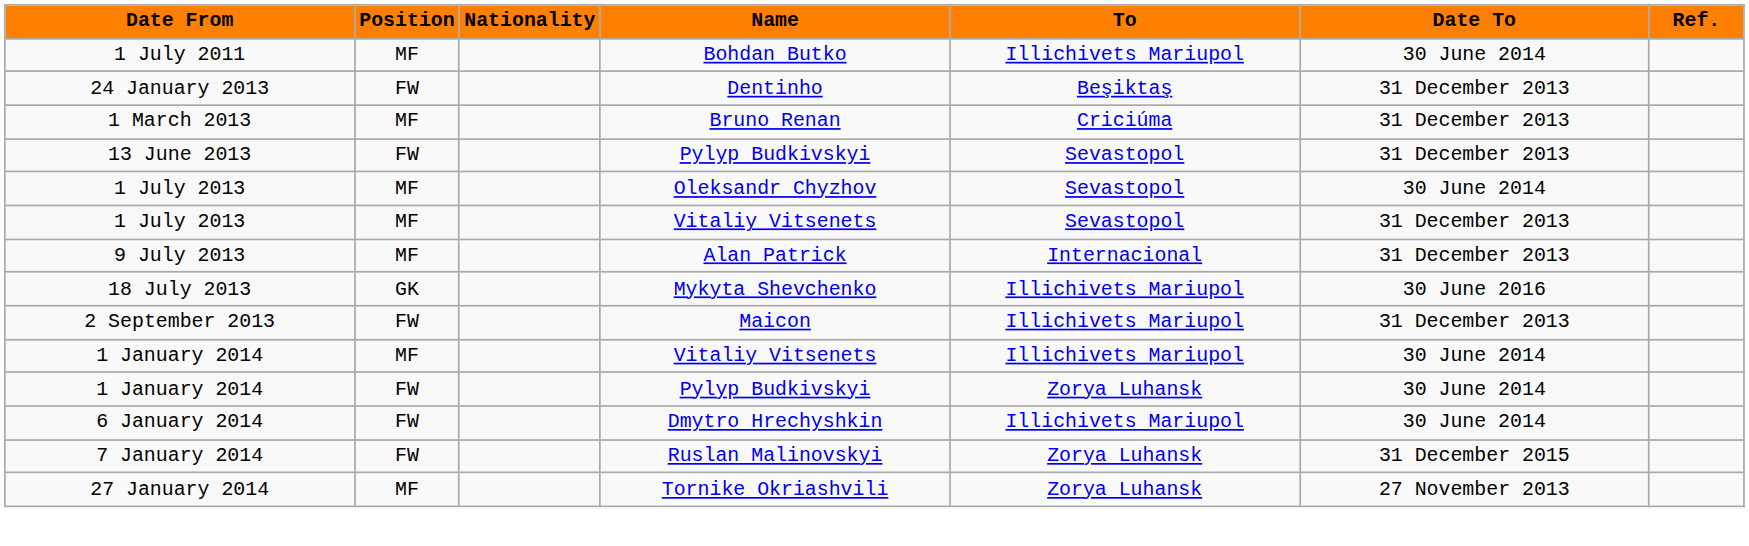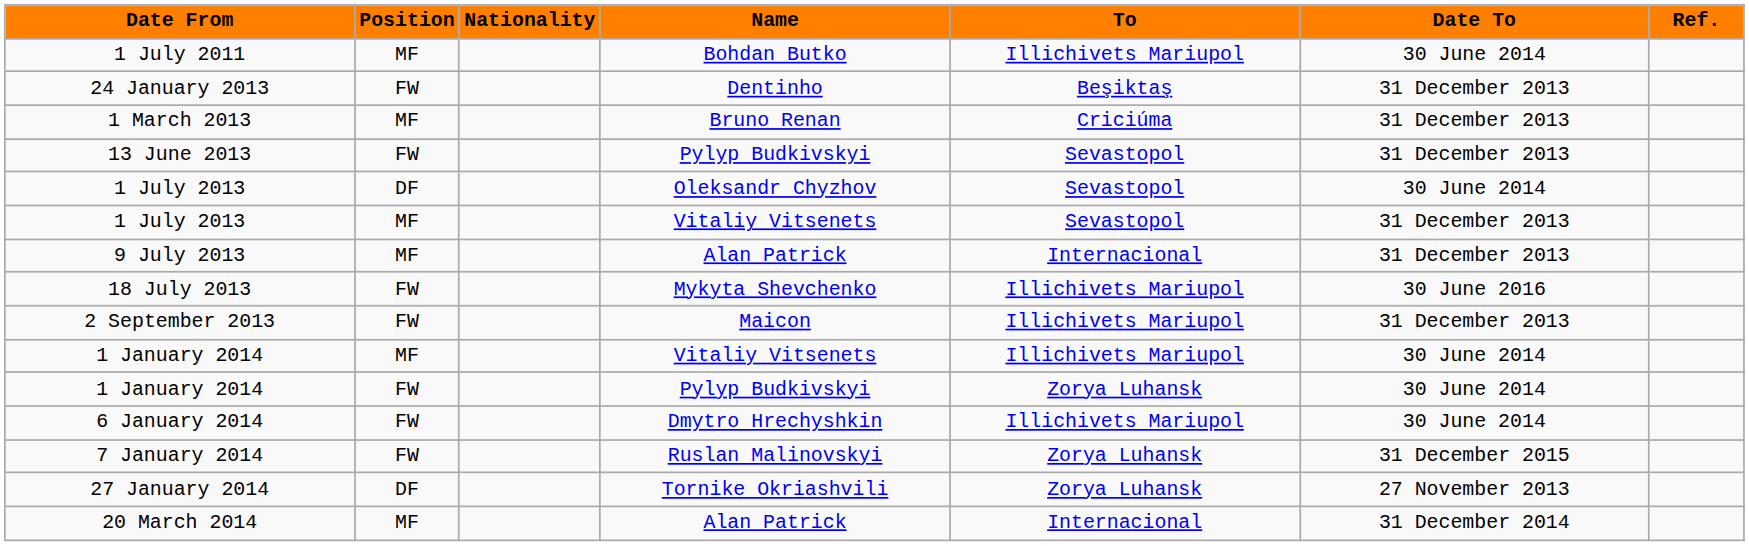(407, 188) MF -> (407, 188) DF
(407, 289) GK -> (407, 289) FW
(407, 489) MF -> (407, 489) DF
+ row: (180, 522)
